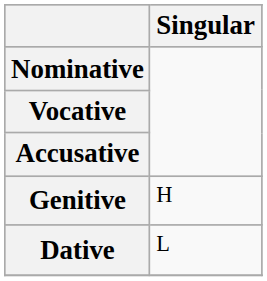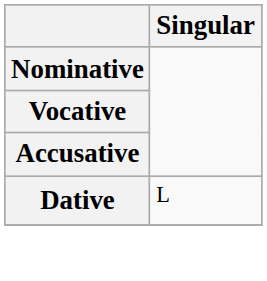- row: (77, 199)
